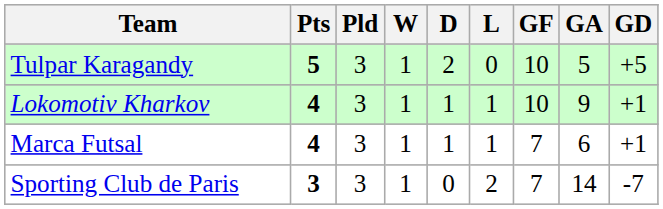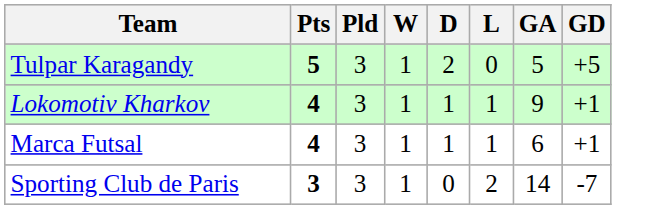- column: (536, 24)
